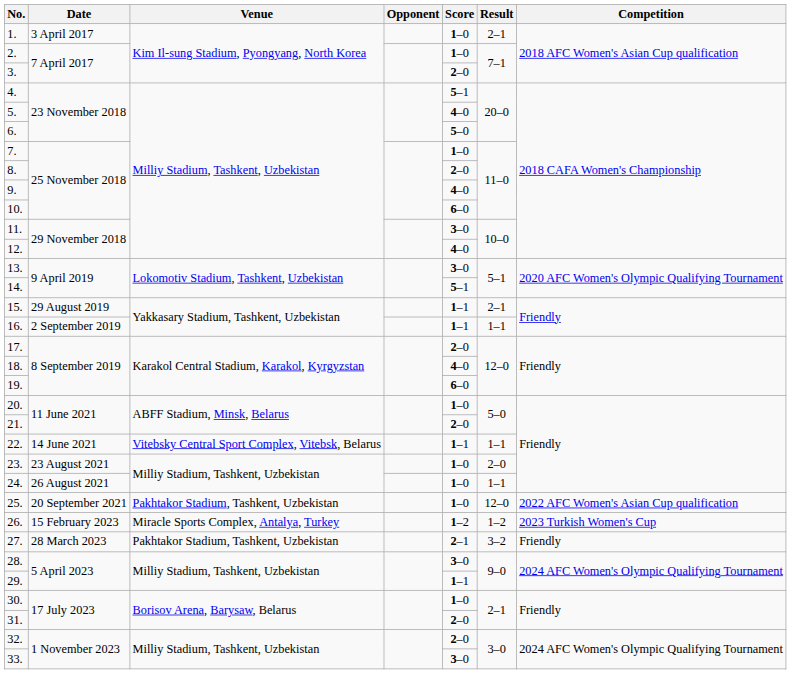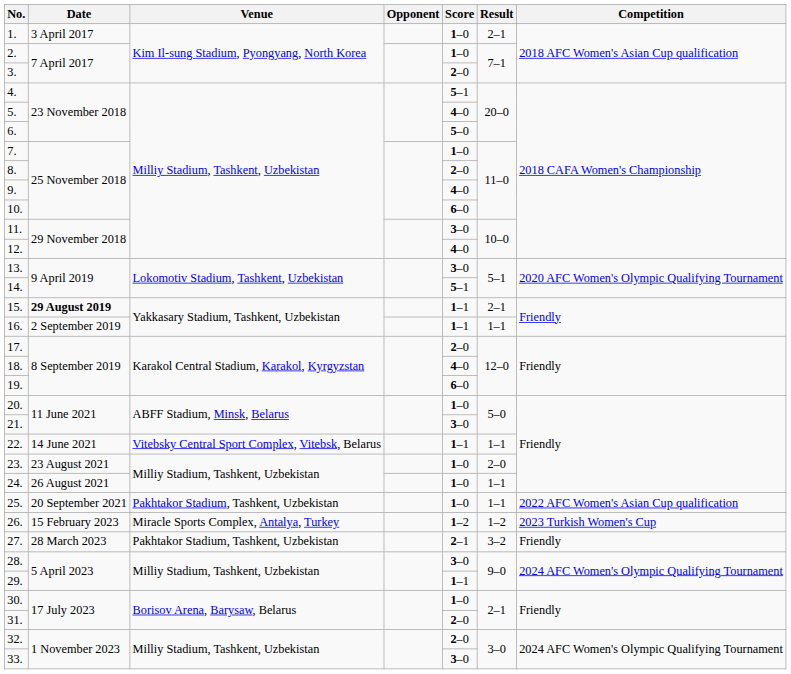(70, 307) normal -> (71, 307) bold
(460, 424) 2–0 -> (460, 424) 3–0
(497, 502) 12–0 -> (497, 502) 1–1
